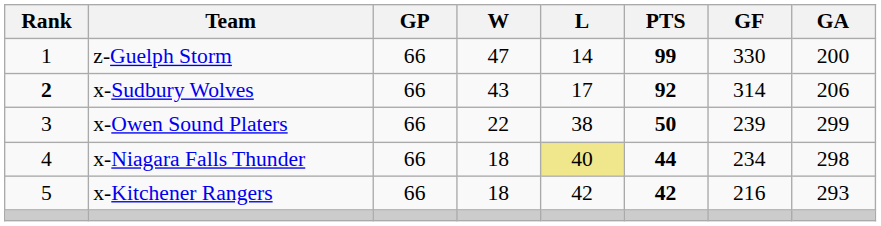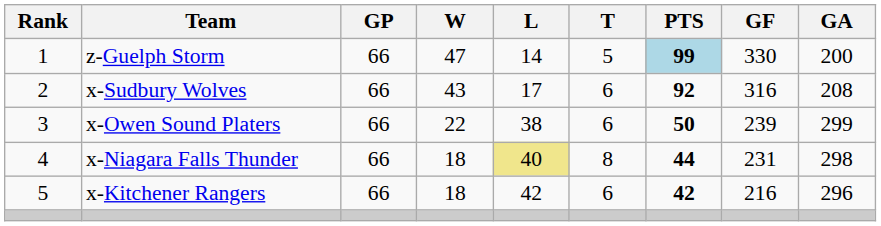+ column: (608, 21)
(666, 55) no background -> (684, 55) lightblue background
(47, 90) bold -> (43, 90) normal
(749, 90) 314 -> (760, 90) 316
(833, 90) 206 -> (837, 90) 208
(749, 158) 234 -> (760, 158) 231
(833, 192) 293 -> (837, 192) 296
